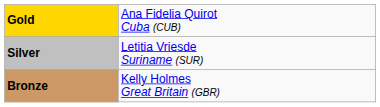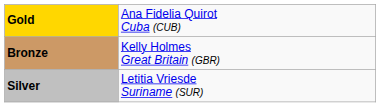rows swapped: (23, 53) <-> (27, 85)
